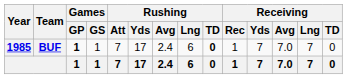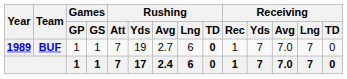(19, 47) 1985 -> (19, 47) 1989
(77, 47) bold -> (77, 47) normal
(140, 47) 17 -> (140, 47) 19
(165, 47) 2.4 -> (165, 47) 2.7
